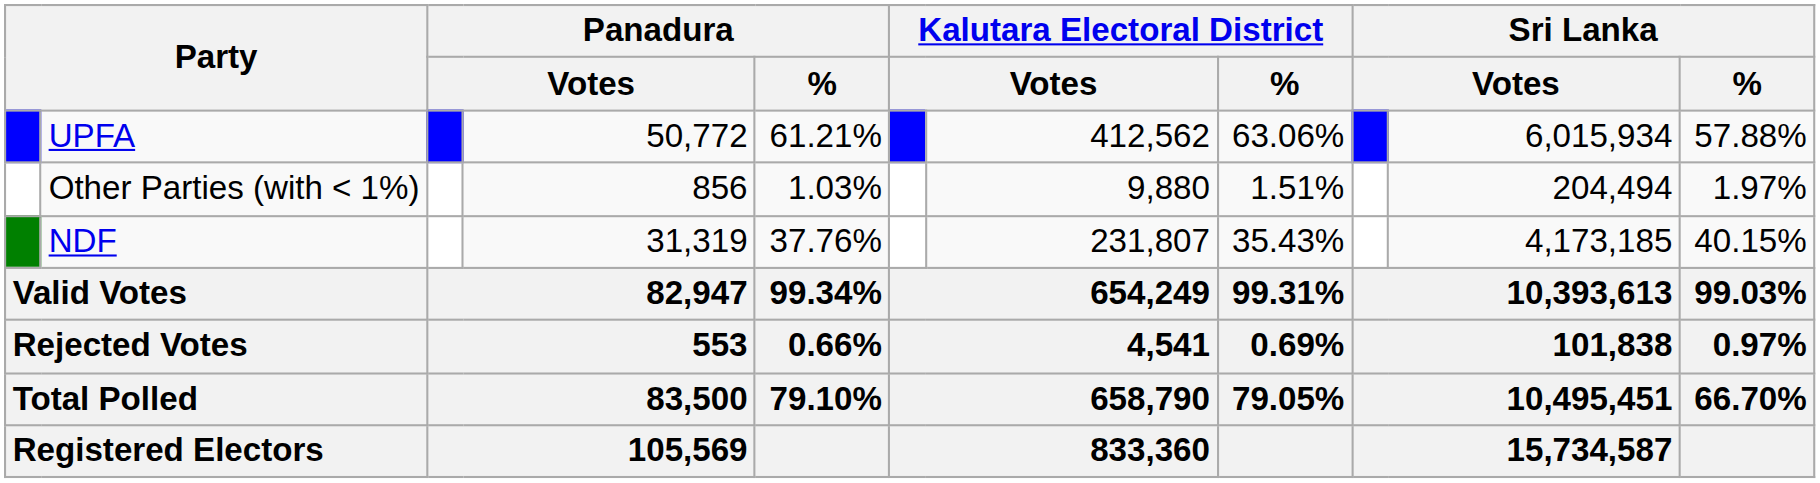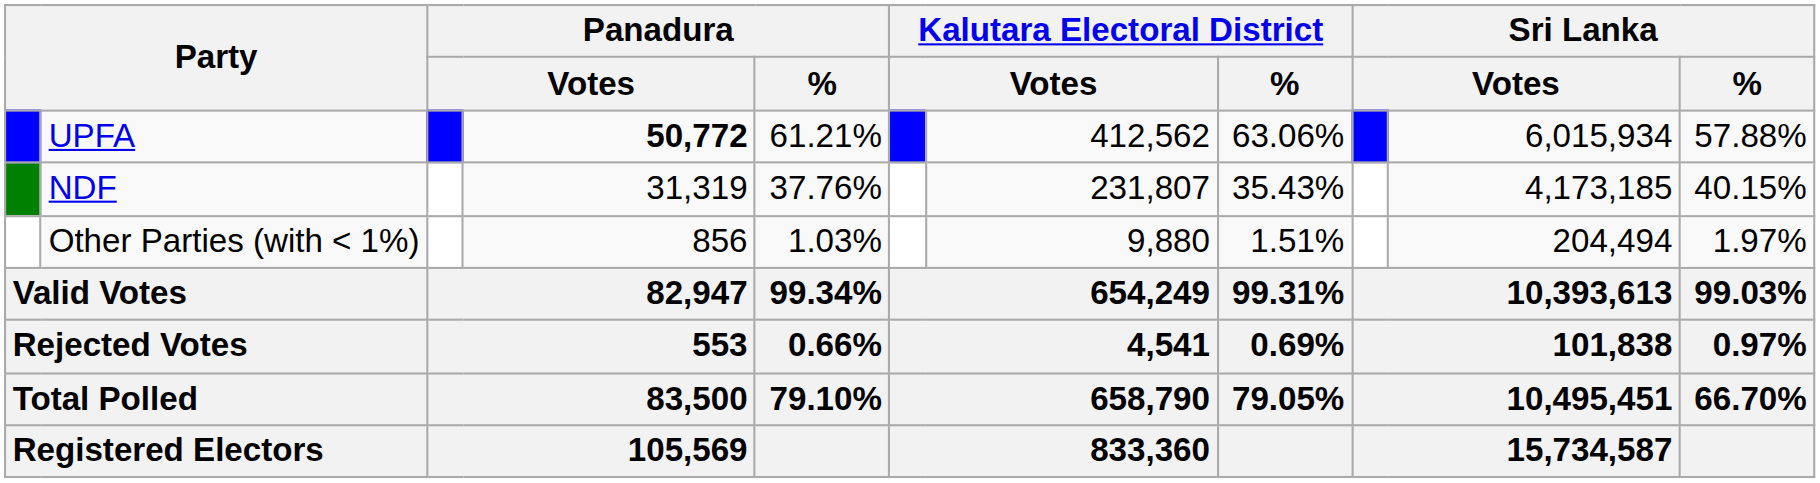(697, 135) normal -> (697, 135) bold
rows swapped: (83, 240) <-> (234, 188)
